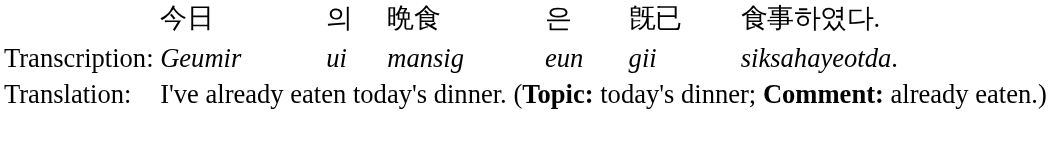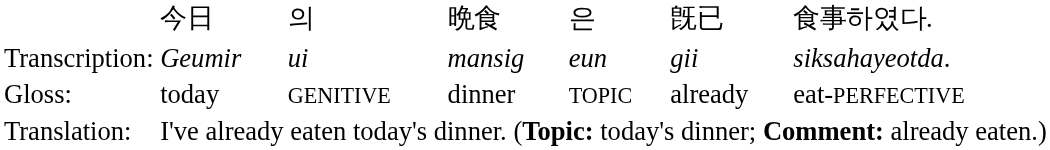+ row: (38, 94)
